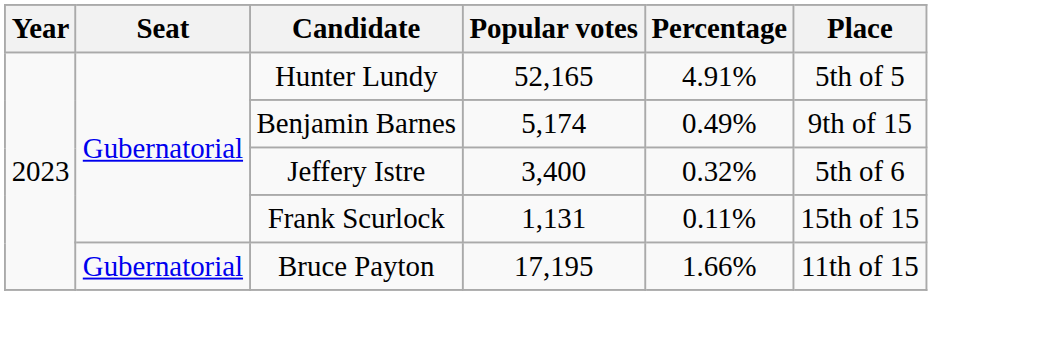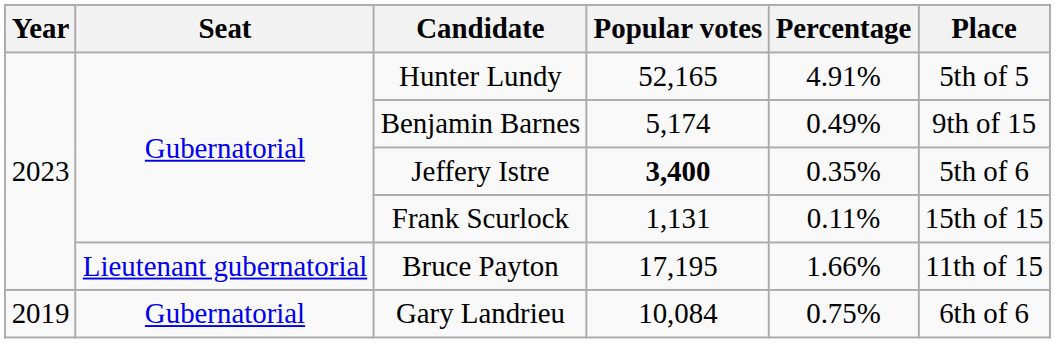(554, 171) normal -> (678, 171) bold
(719, 171) 0.32% -> (843, 171) 0.35%
(163, 266) Gubernatorial -> (225, 266) Lieutenant gubernatorial
+ row: (480, 314)
